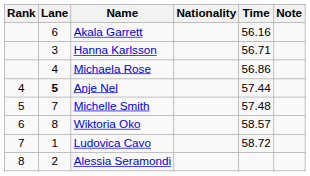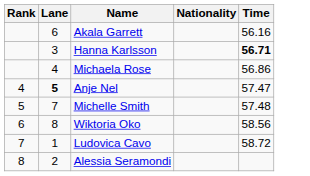- column: (289, 13)
(256, 50) normal -> (256, 50) bold
(256, 87) 57.44 -> (256, 87) 57.47
(256, 124) 58.57 -> (256, 124) 58.56
